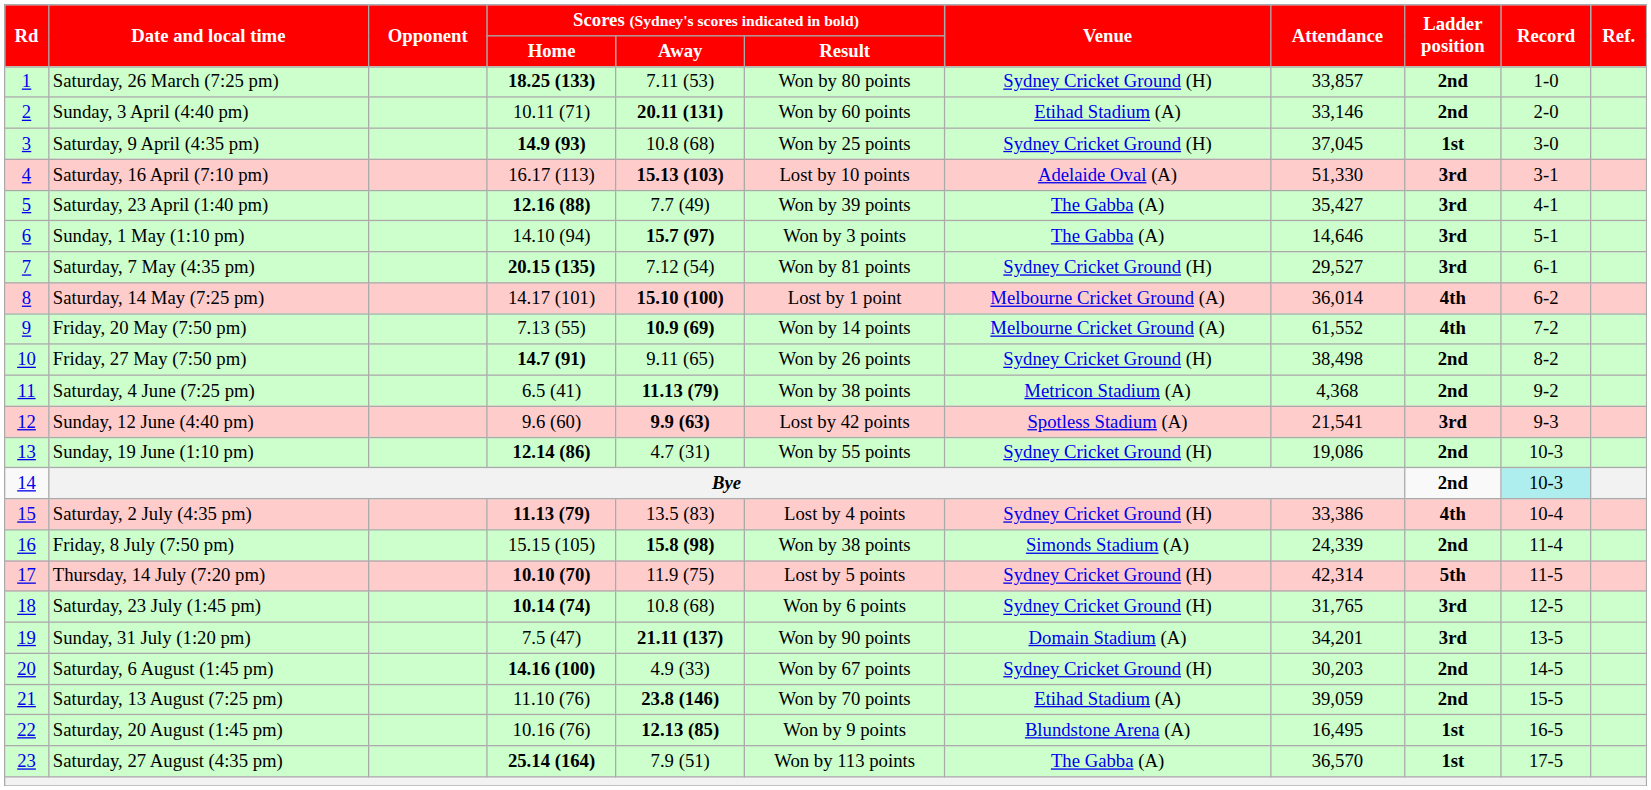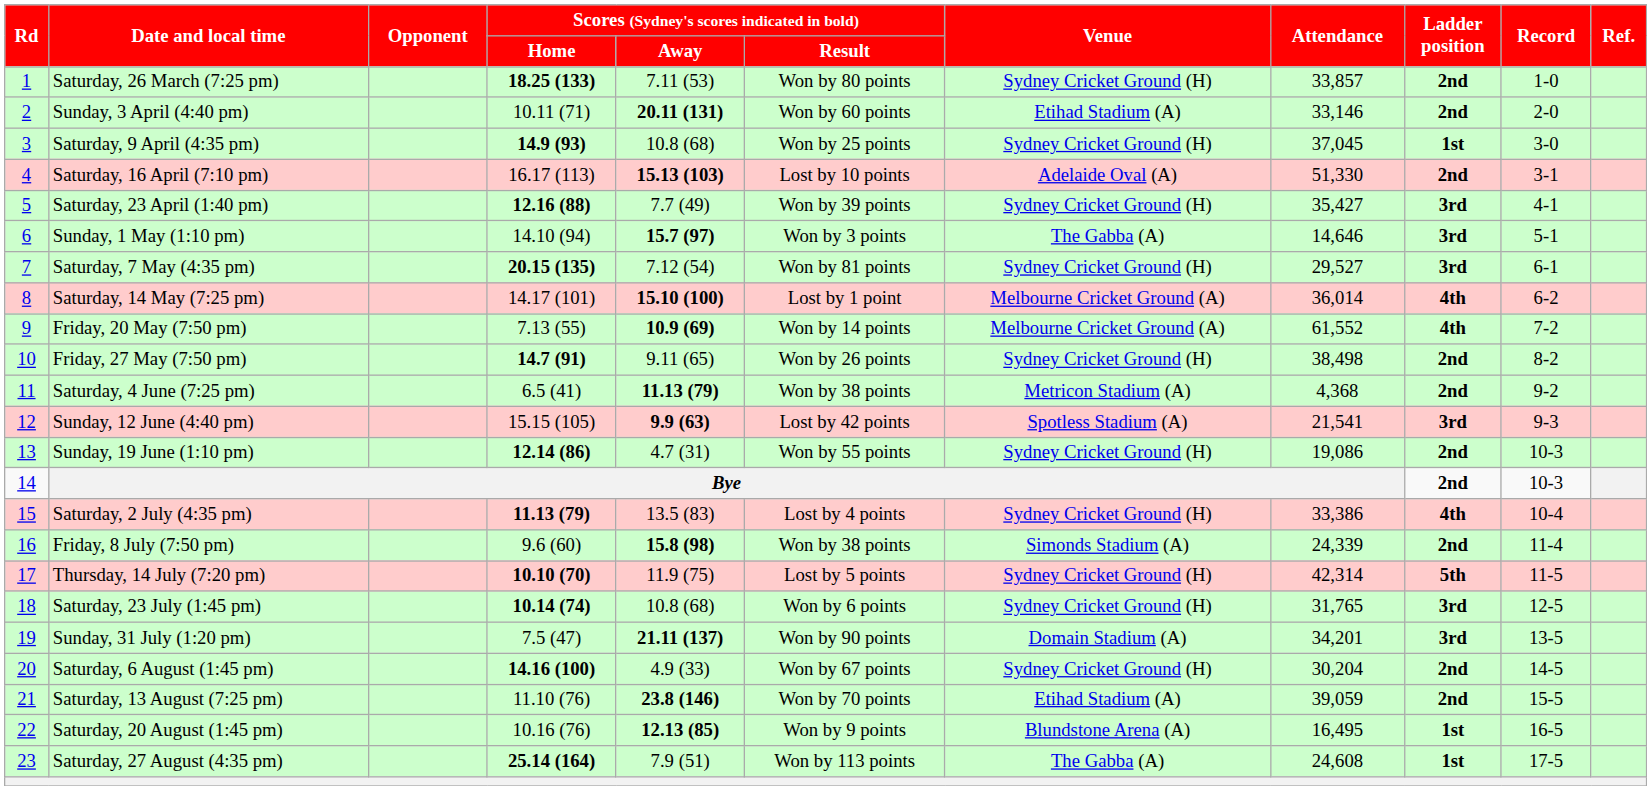(1453, 174) 3rd -> (1453, 174) 2nd
(1108, 205) The Gabba (A) -> (1107, 205) Sydney Cricket Ground (H)
(552, 421) 9.6 (60) -> (552, 421) 15.15 (105)
(1546, 483) paleturquoise background -> (1546, 483) no background
(552, 545) 15.15 (105) -> (552, 545) 9.6 (60)
(1337, 668) 30,203 -> (1337, 668) 30,204
(1337, 761) 36,570 -> (1337, 761) 24,608
